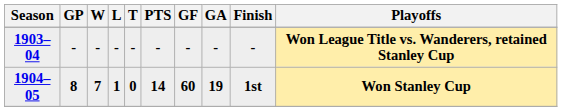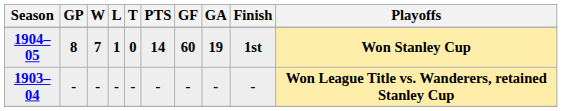rows swapped: (32, 47) <-> (32, 86)
